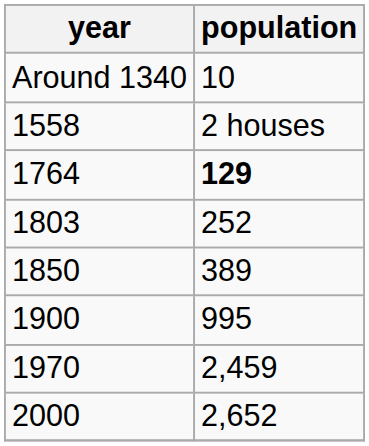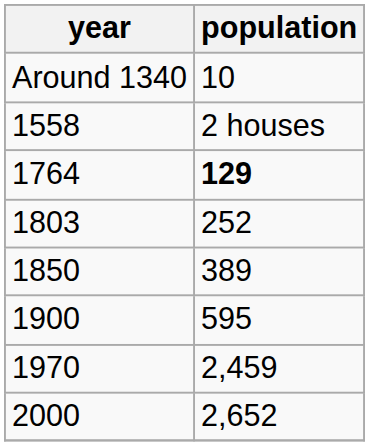(227, 319) 995 -> (227, 319) 595
